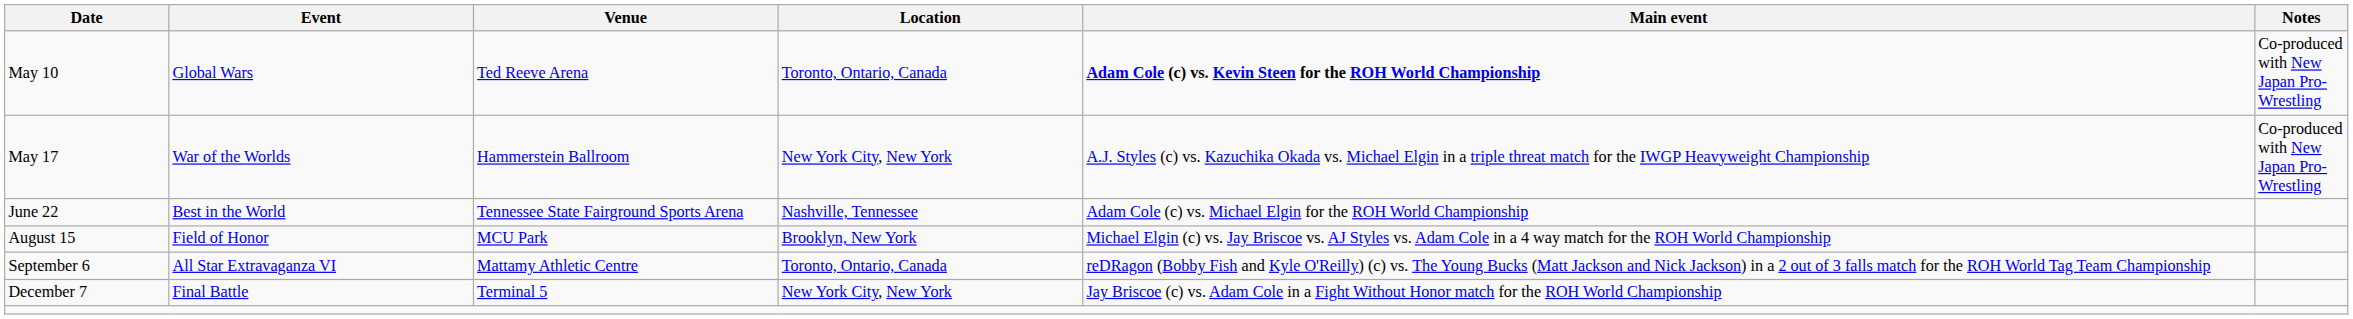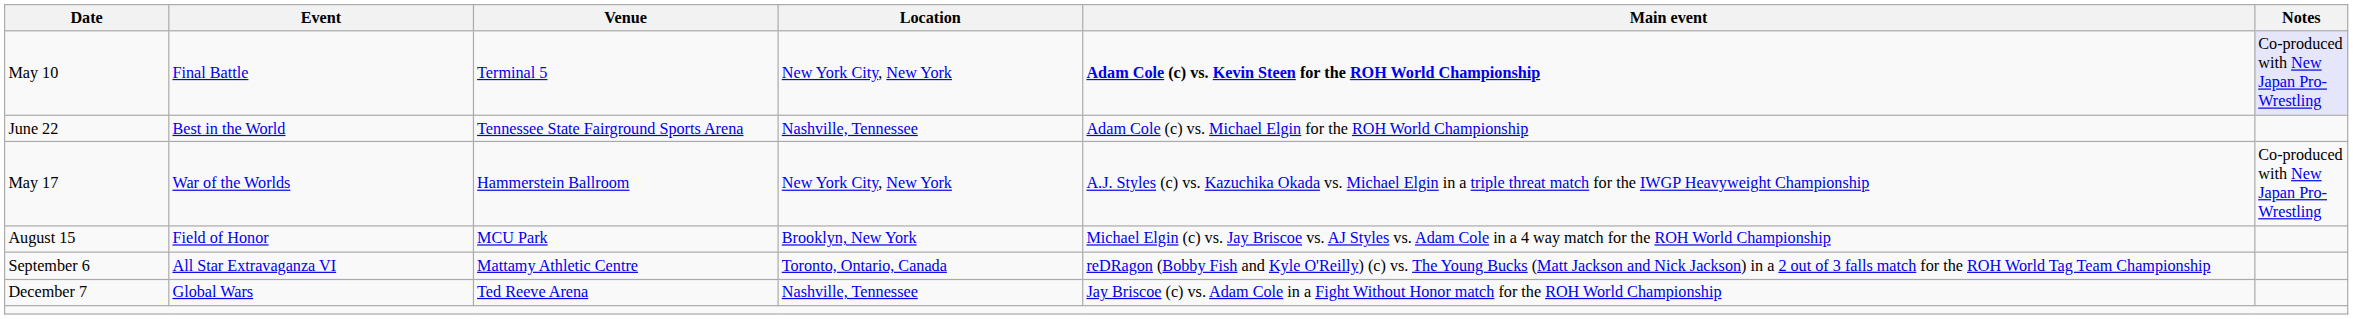(213, 72) Global Wars -> (210, 72) Final Battle
(533, 72) Ted Reeve Arena -> (512, 72) Terminal 5
(864, 72) Toronto, Ontario, Canada -> (867, 72) New York City, New York
(2300, 72) no background -> (2300, 72) lavender background
rows swapped: (33, 156) <-> (33, 211)
(210, 291) Final Battle -> (213, 291) Global Wars
(512, 291) Terminal 5 -> (533, 291) Ted Reeve Arena
(867, 291) New York City, New York -> (850, 291) Nashville, Tennessee
